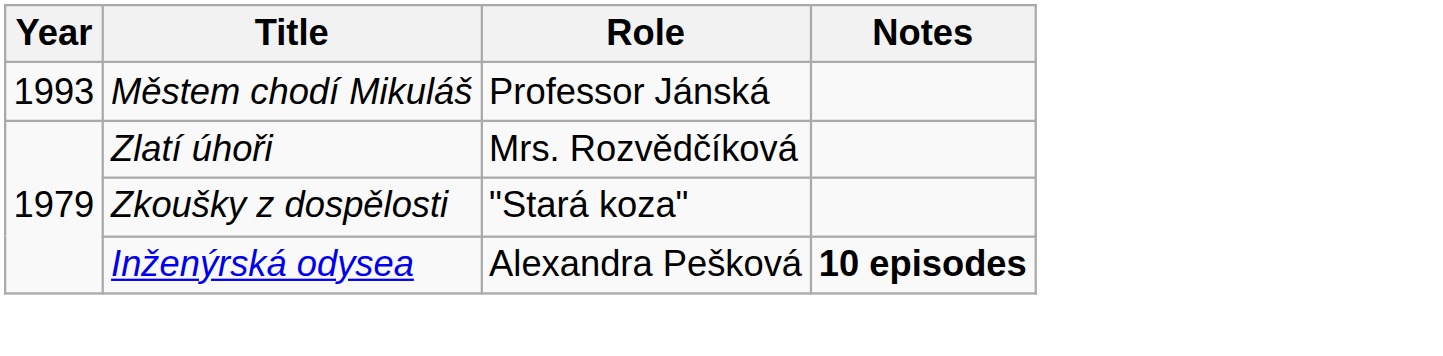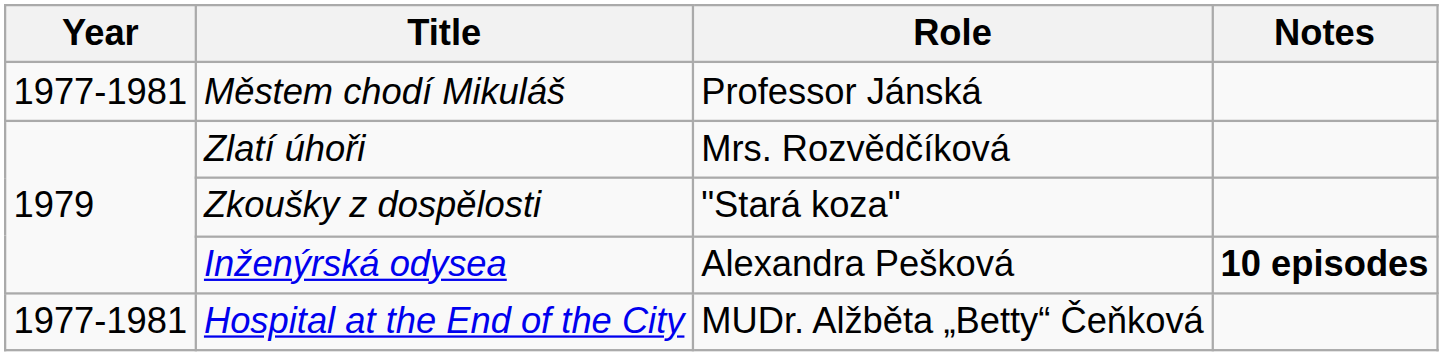(54, 90) 1993 -> (100, 90) 1977-1981
+ row: (444, 321)
